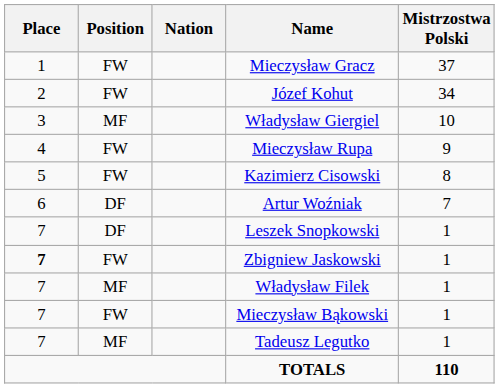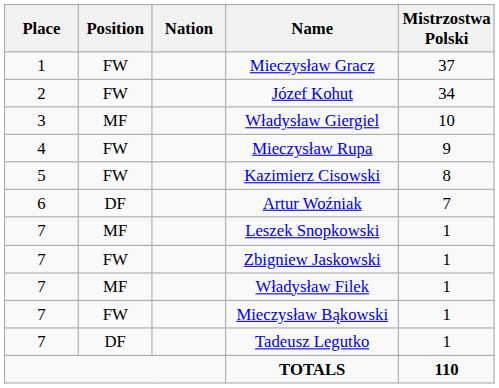(115, 231) DF -> (115, 231) MF
(41, 258) bold -> (41, 258) normal
(115, 341) MF -> (115, 341) DF
